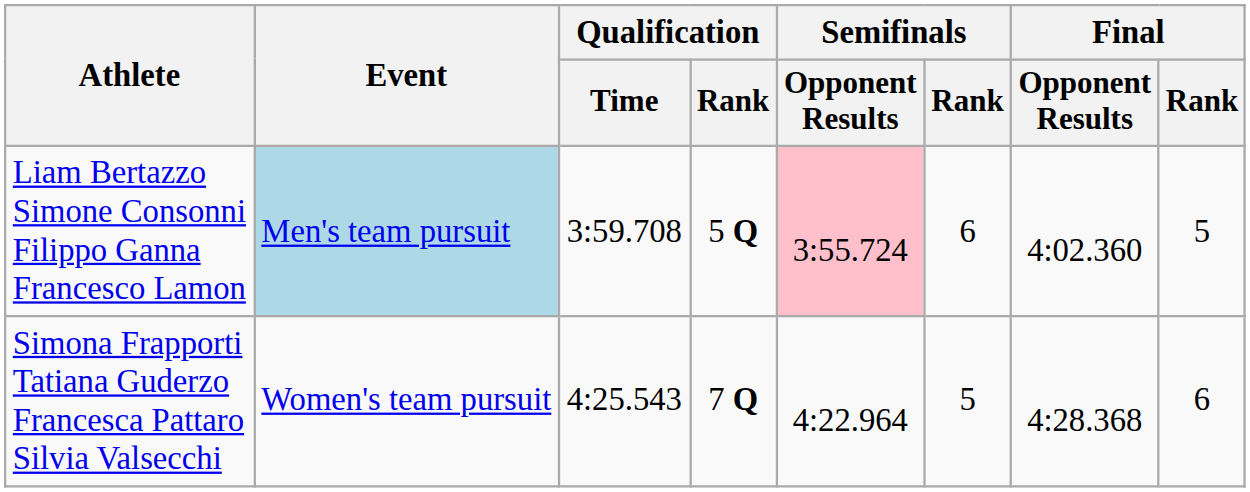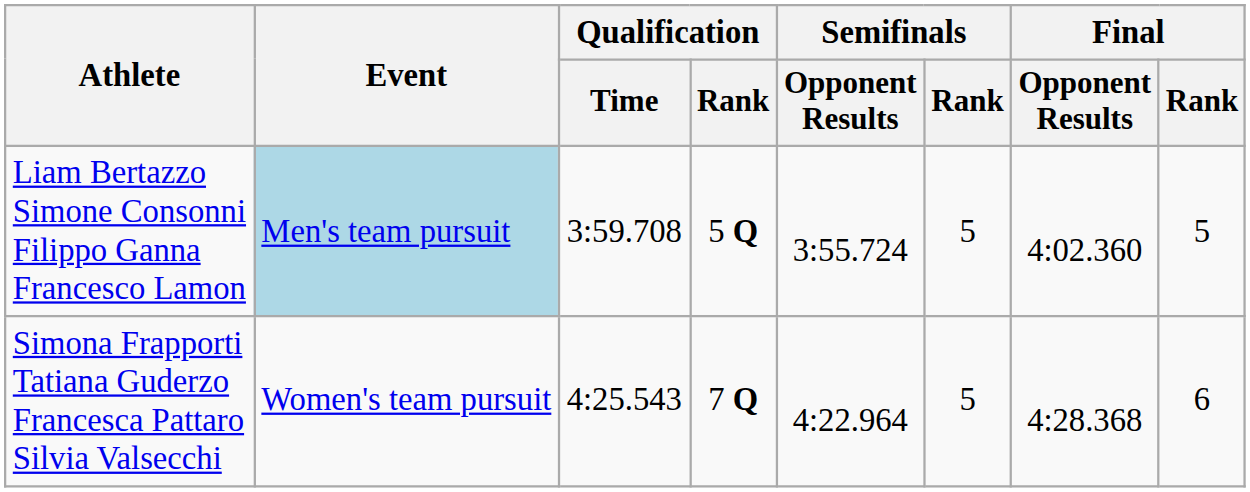(850, 250) pink background -> (850, 250) no background
(968, 230) 6 -> (968, 230) 5
